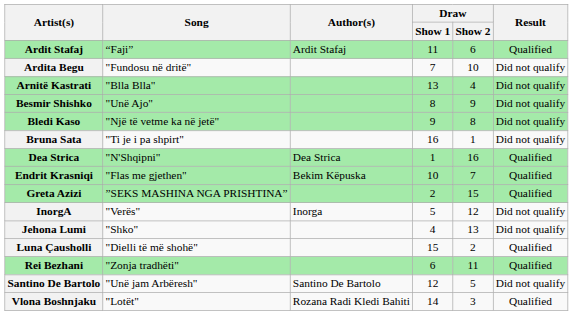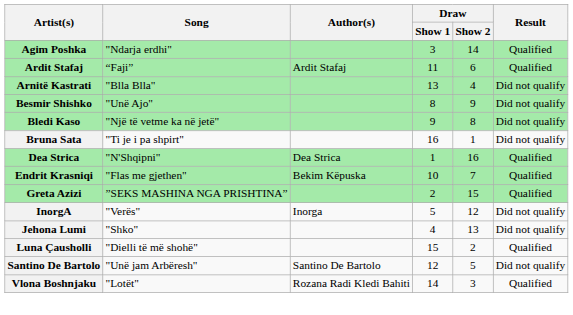+ row: (54, 49)
- row: (54, 67)
- row: (54, 265)
